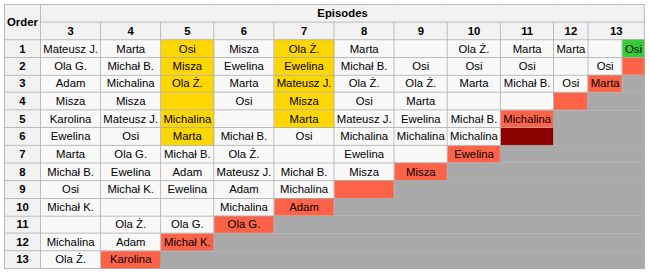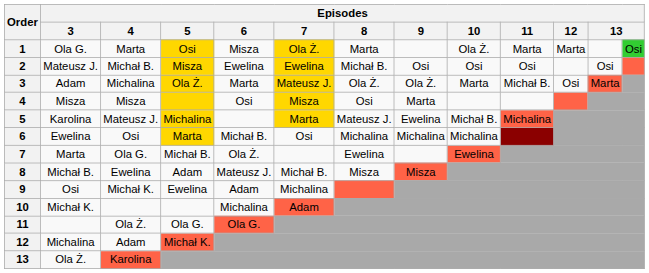(71, 48) Mateusz J. -> (71, 48) Ola G.
(71, 66) Ola G. -> (71, 66) Mateusz J.
